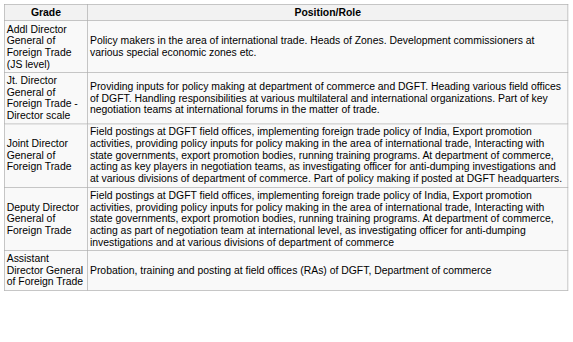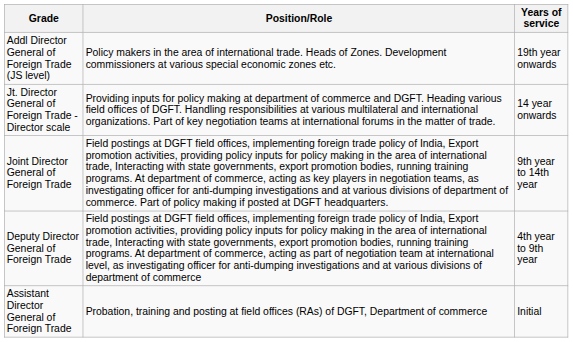+ column: (541, 18)
